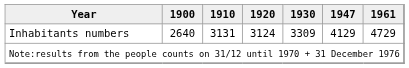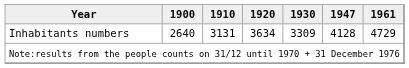(263, 34) 3124 -> (263, 34) 3634
(343, 34) 4129 -> (343, 34) 4128
